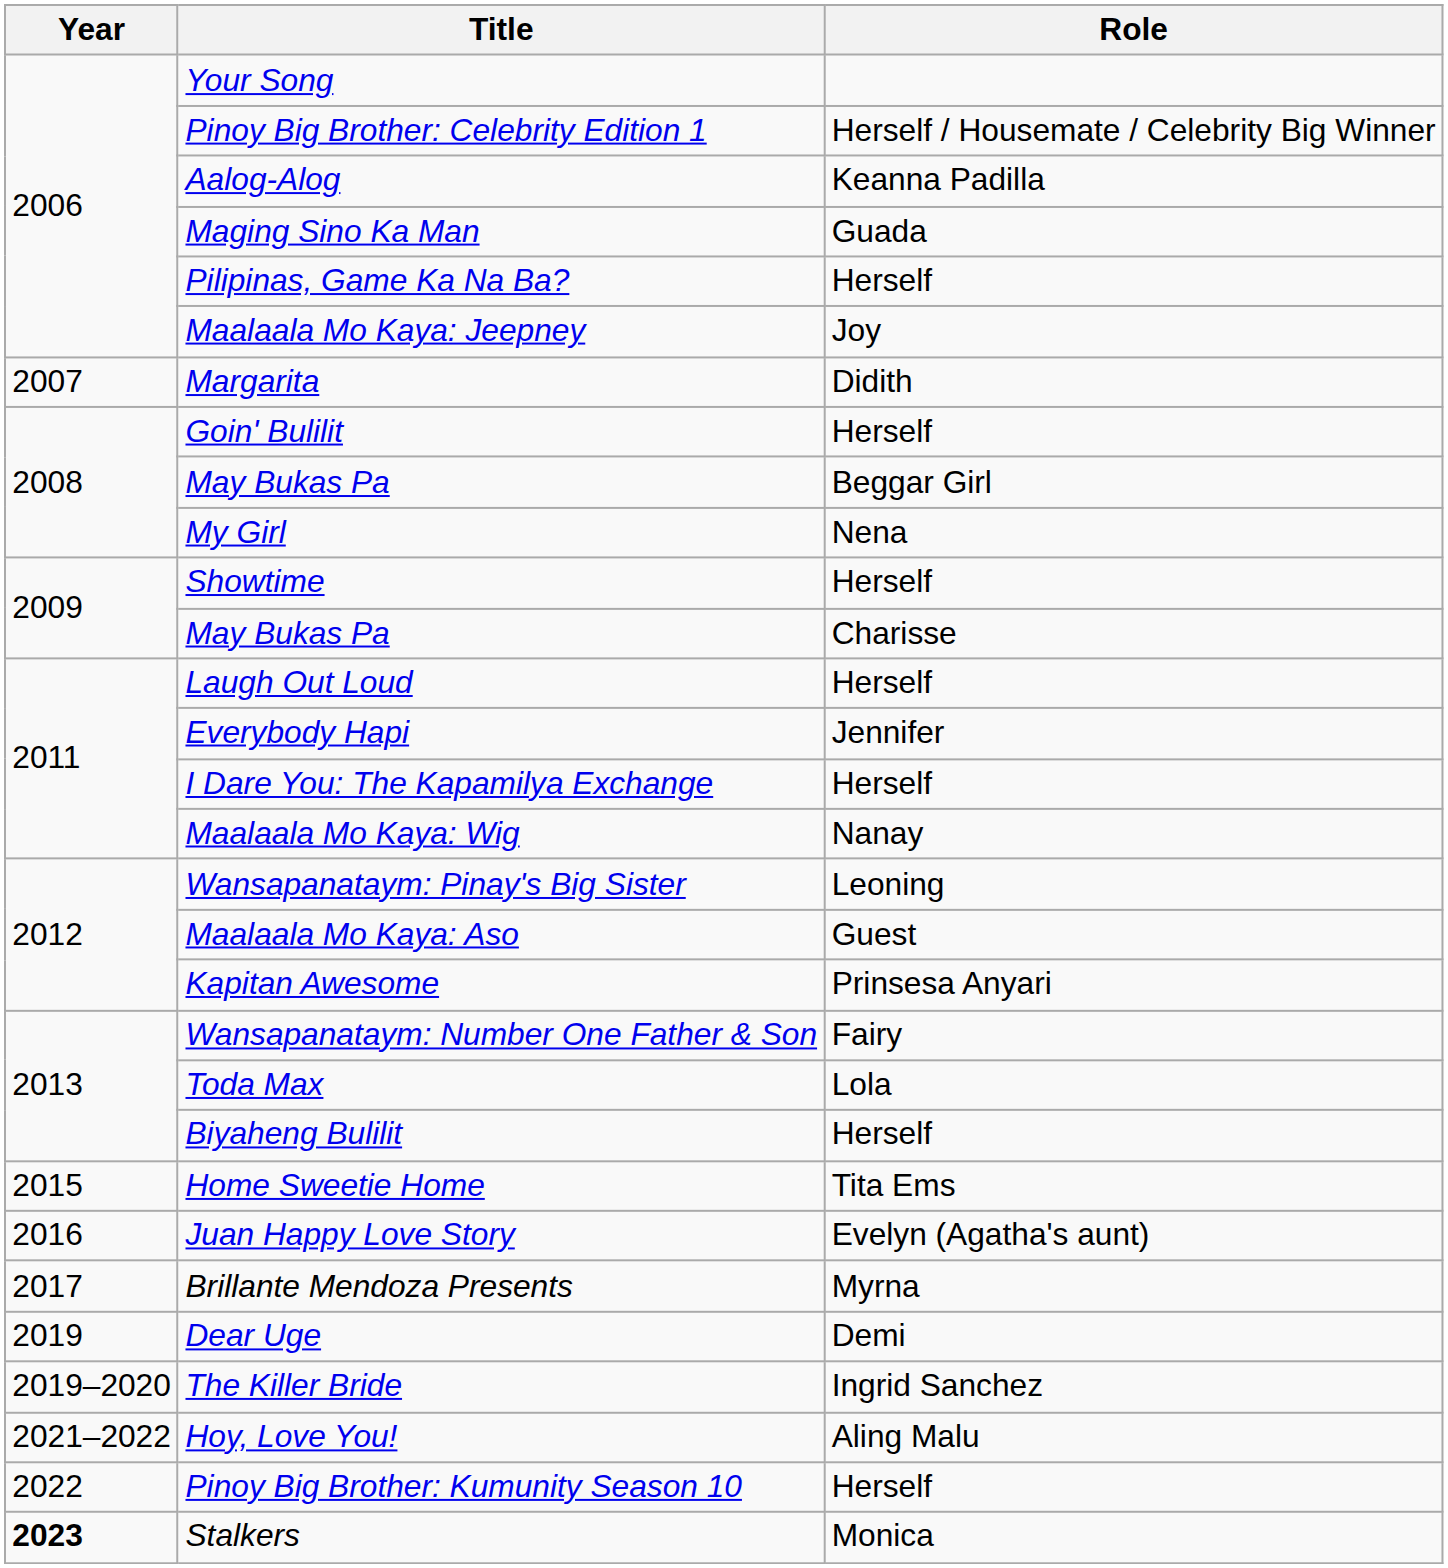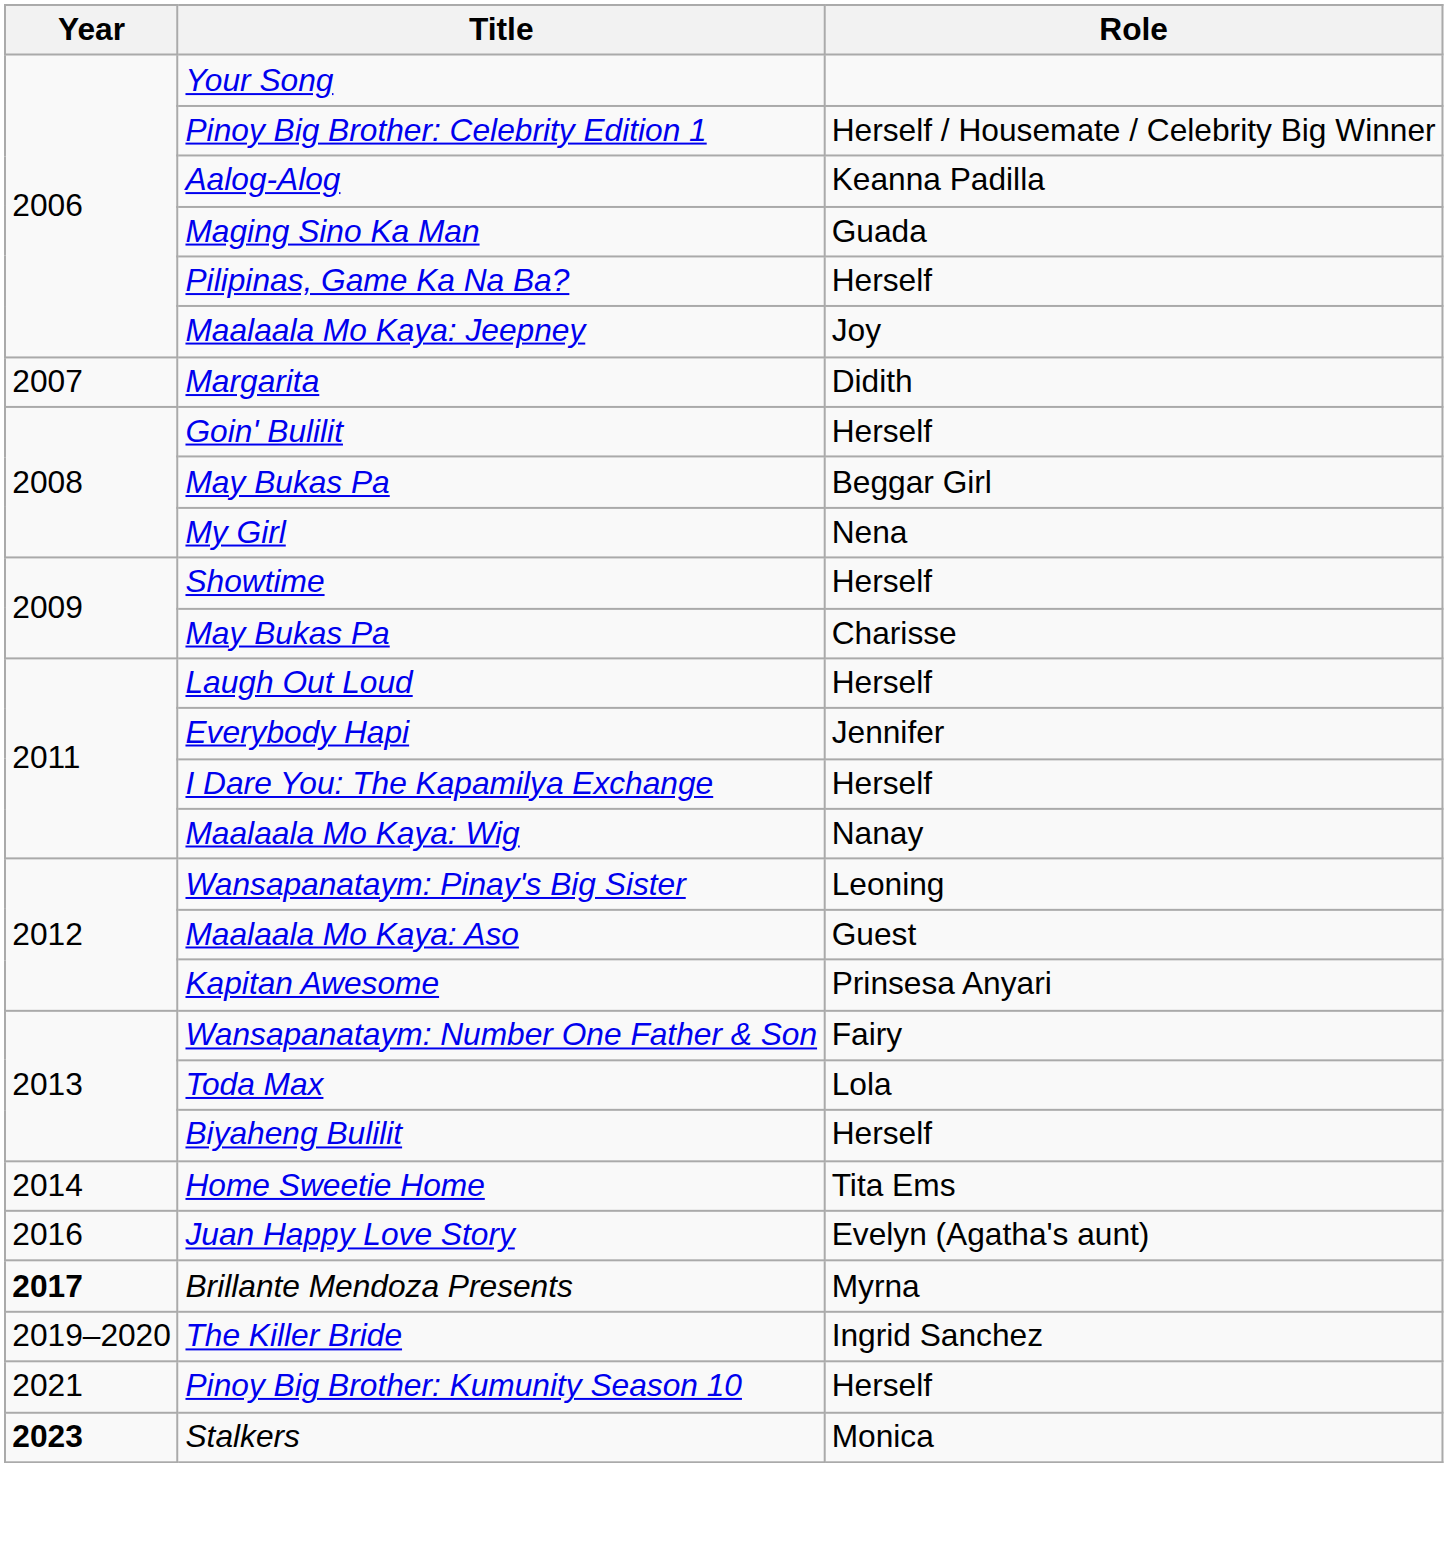(48, 1185) 2015 -> (48, 1185) 2014
(48, 1285) normal -> (48, 1285) bold
- row: (253, 1335)
- row: (291, 1436)
(48, 1486) 2022 -> (48, 1386) 2021
